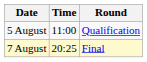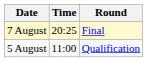rows swapped: (27, 30) <-> (27, 48)
